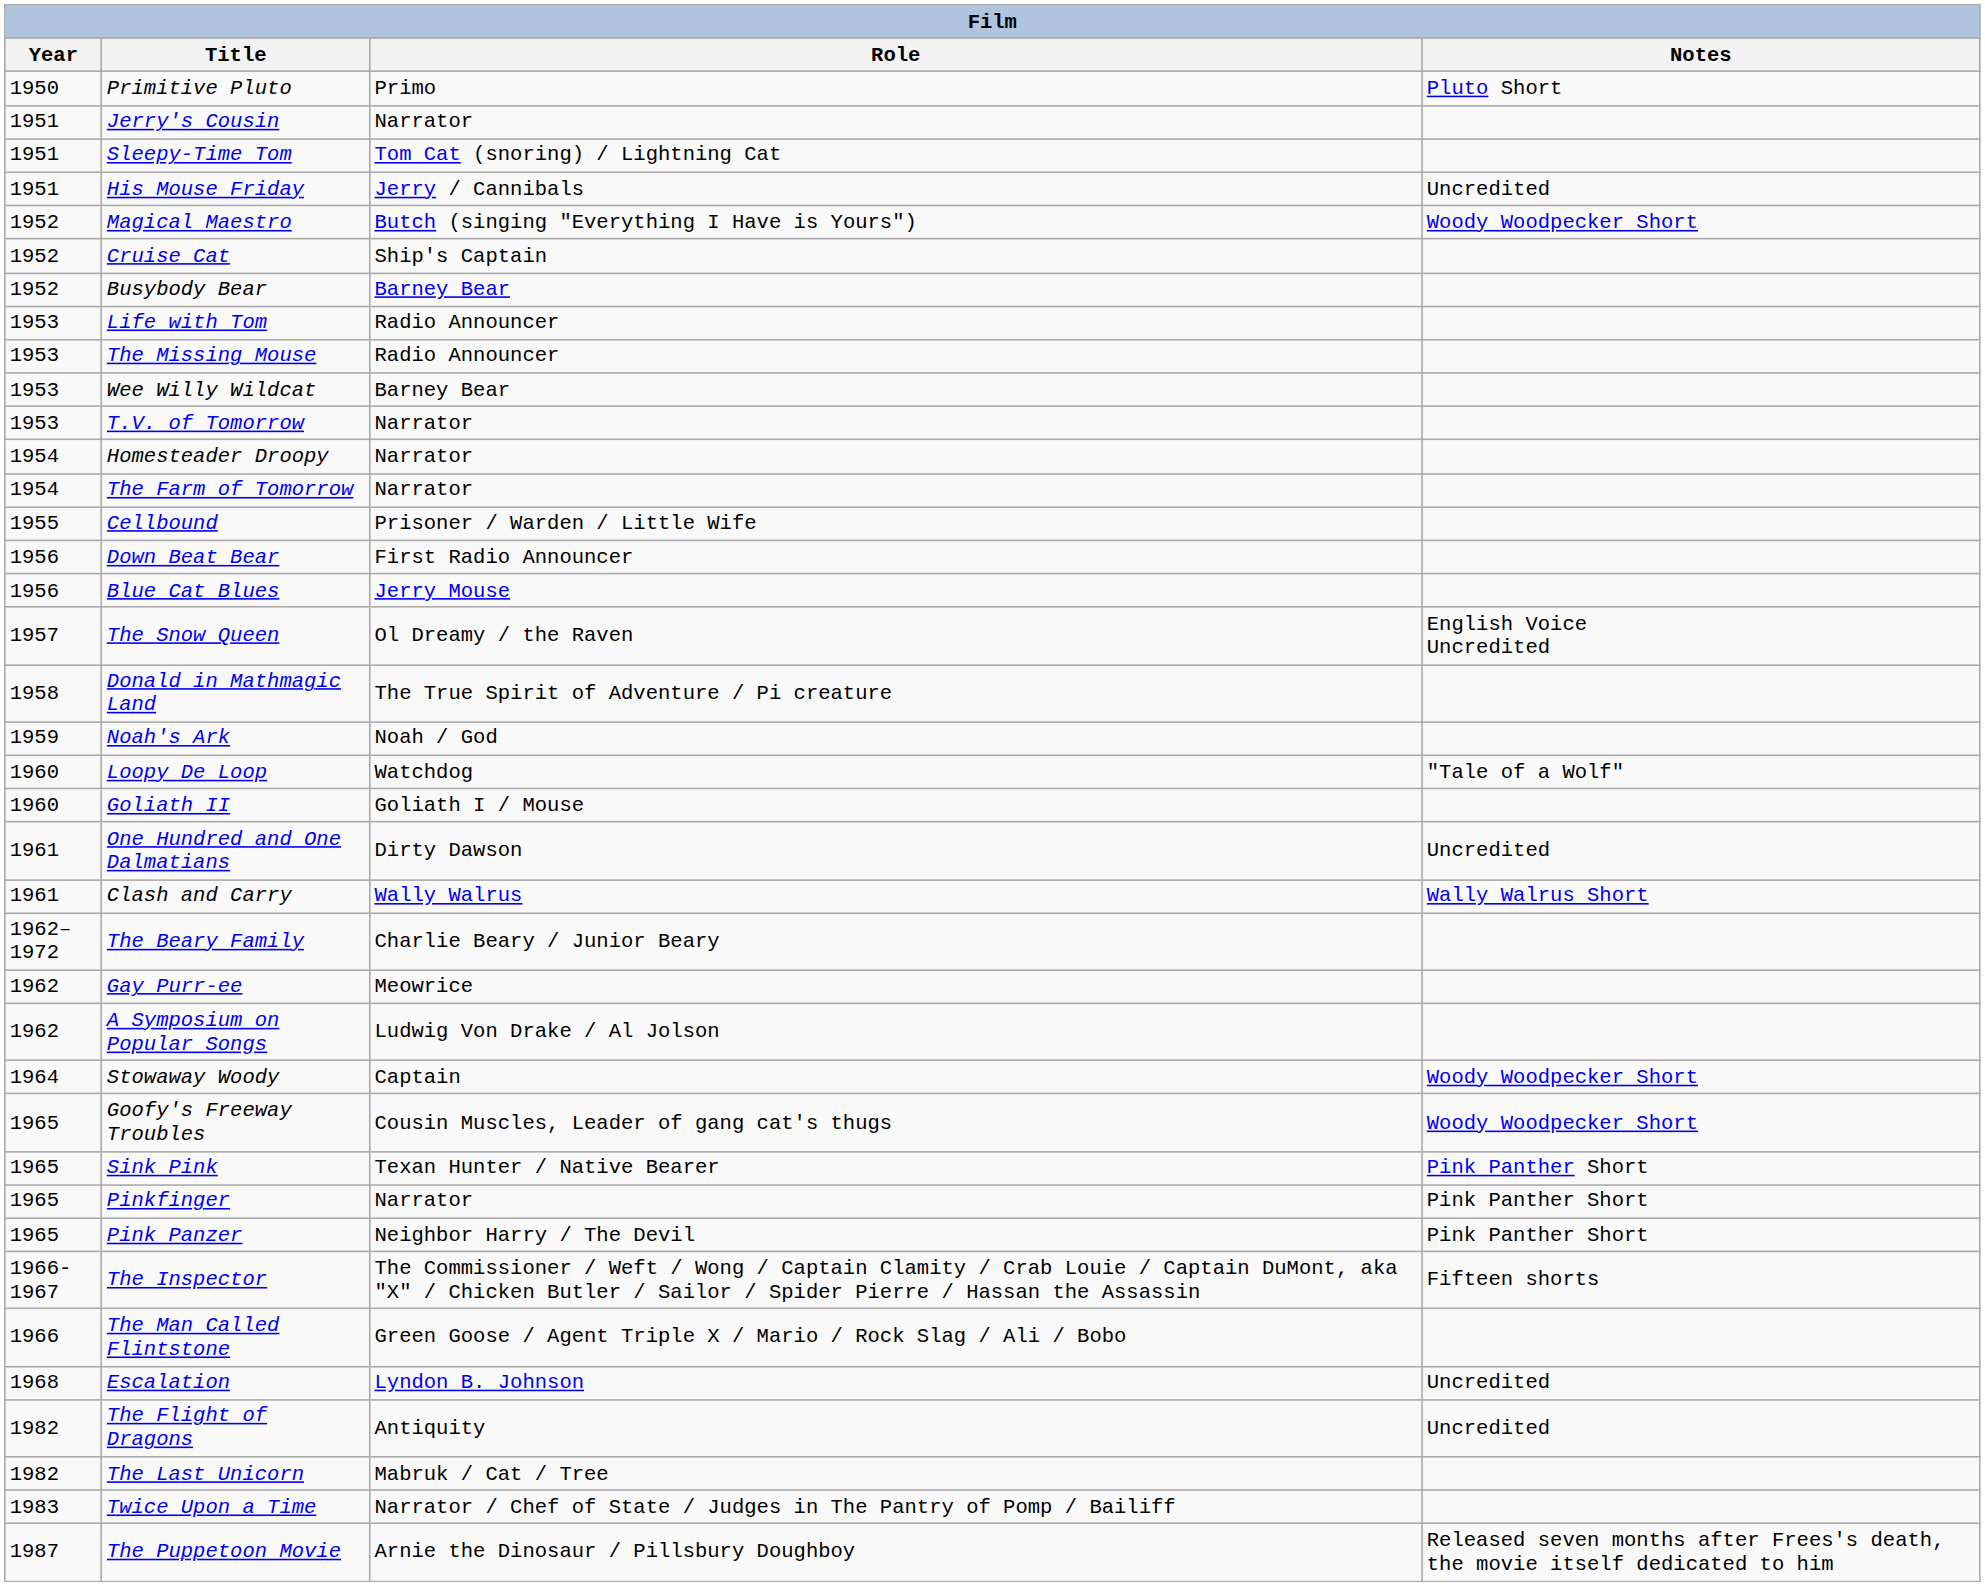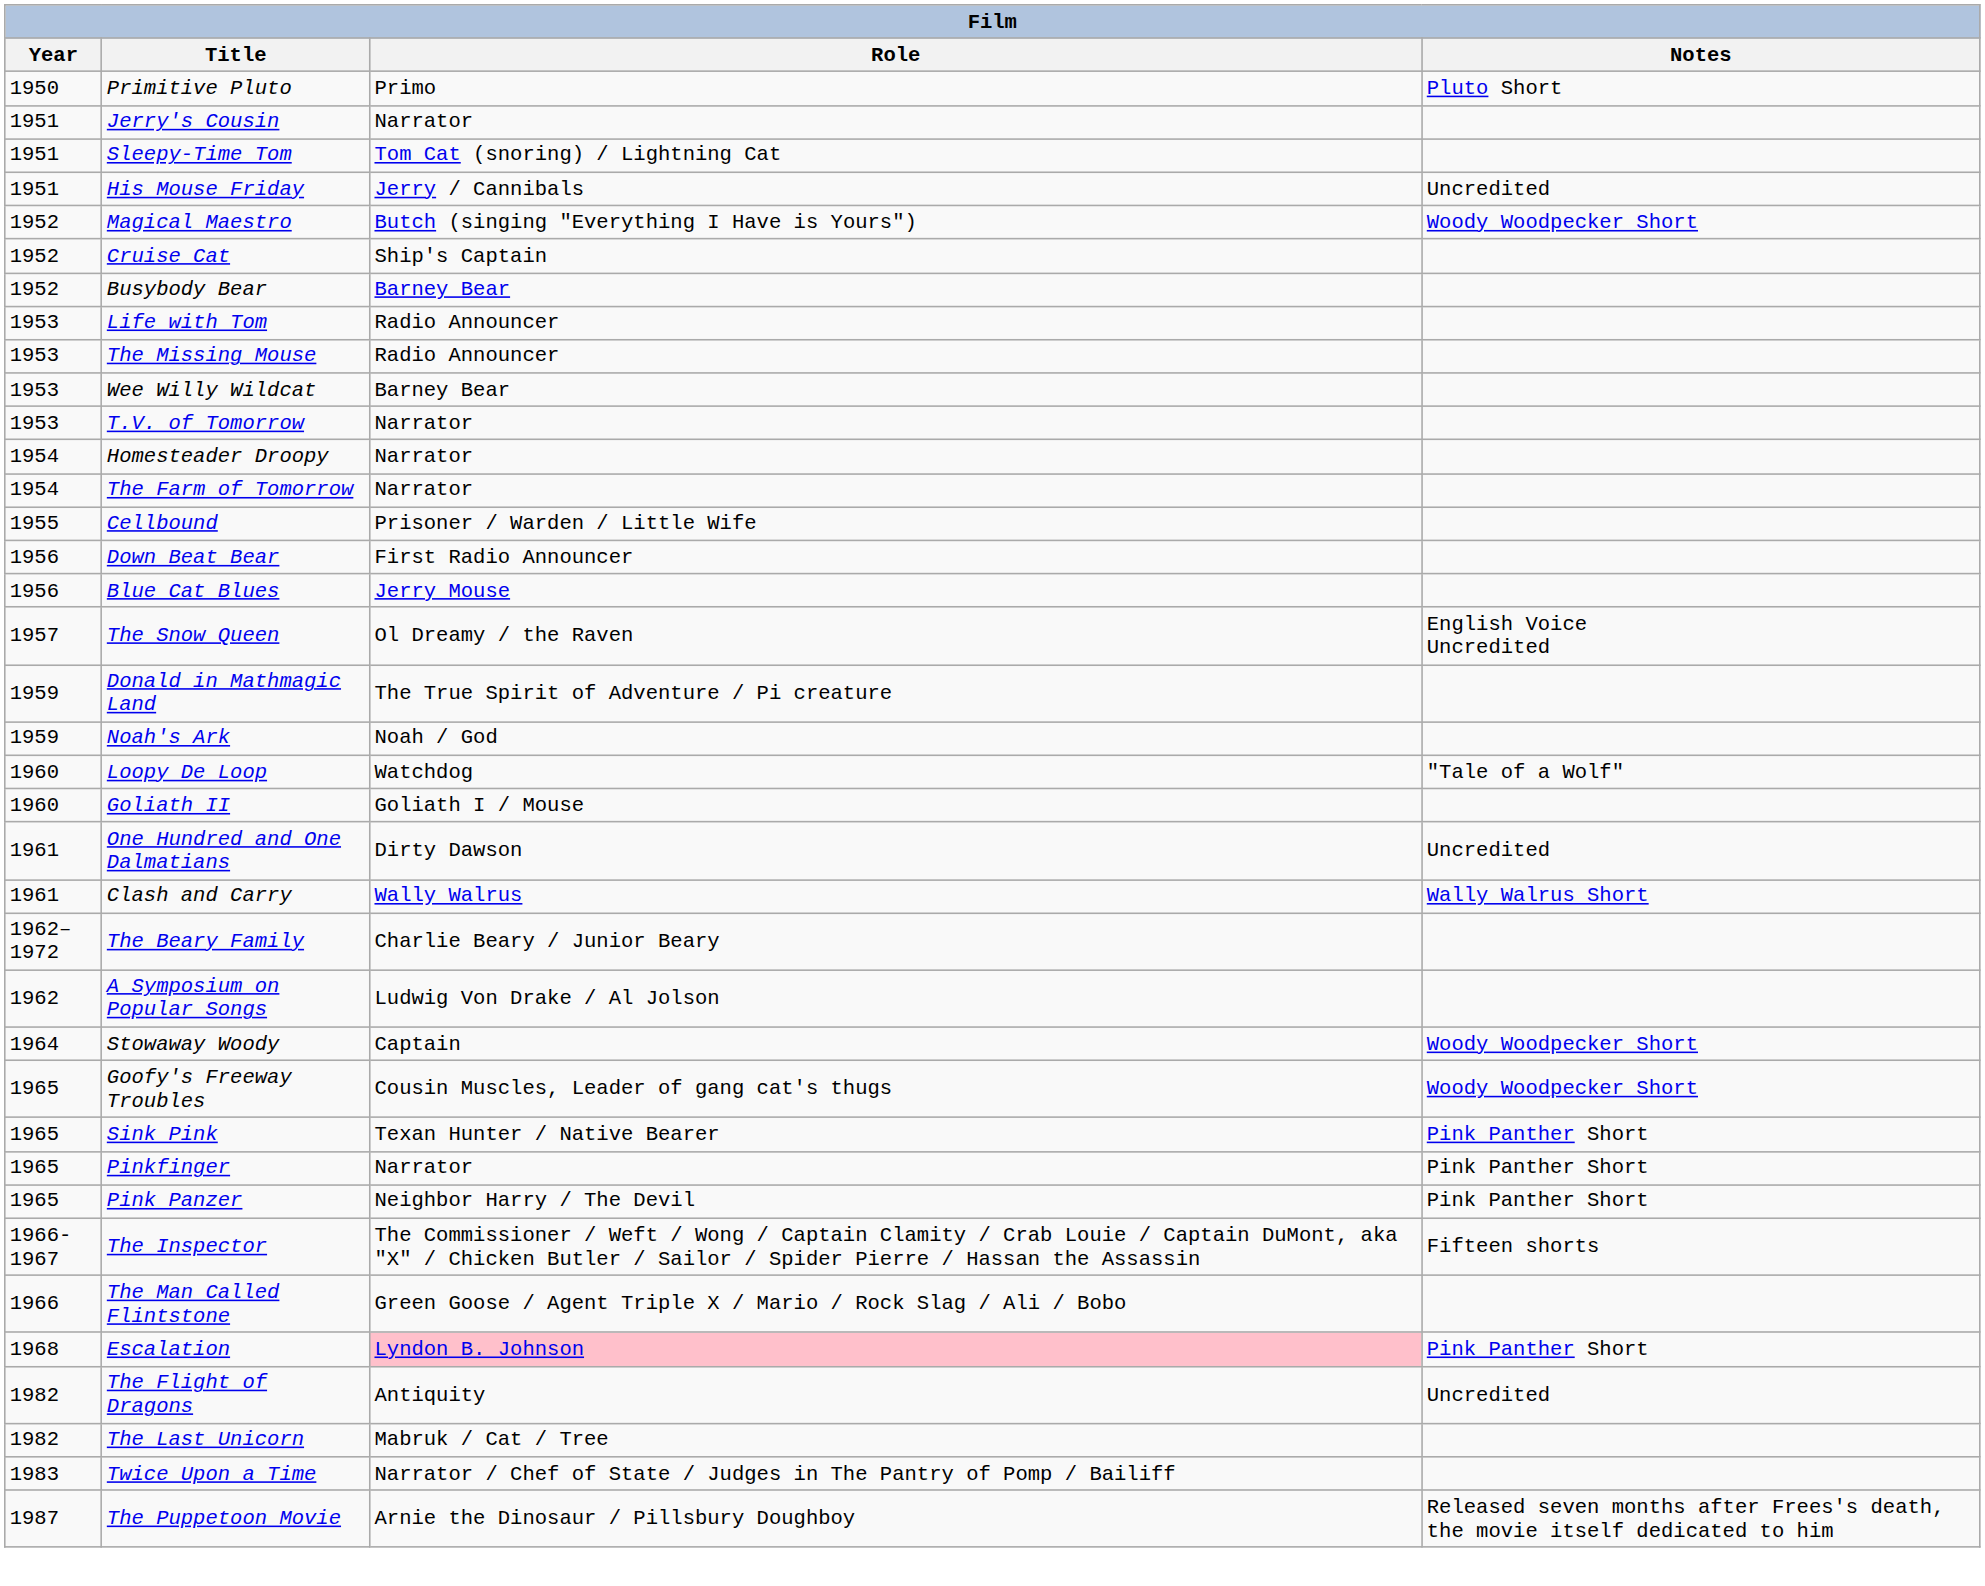(34, 693) 1958 -> (34, 693) 1959
- row: (175, 987)
(479, 1383) no background -> (479, 1349) pink background
(1488, 1383) Uncredited -> (1538, 1349) Pink Panther Short
